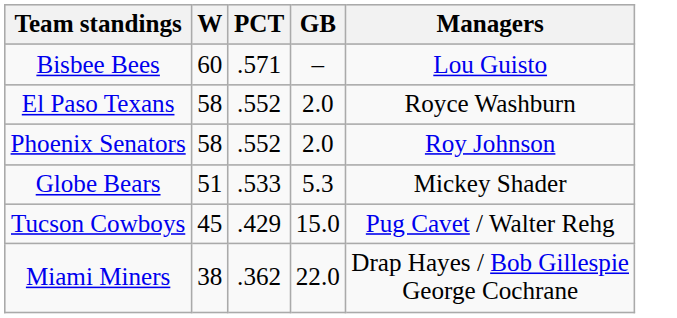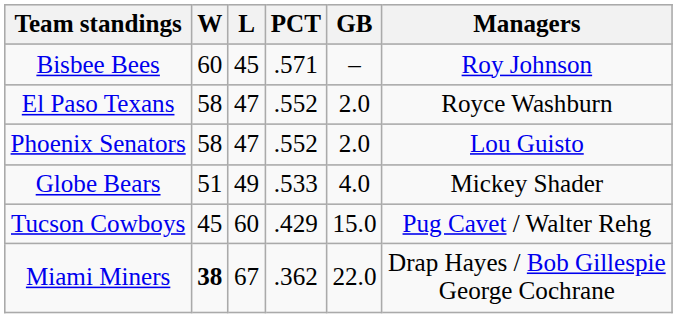+ column: (247, 24)
(490, 64) Lou Guisto -> (527, 64) Roy Johnson
(490, 143) Roy Johnson -> (527, 143) Lou Guisto
(318, 183) 5.3 -> (354, 183) 4.0
(210, 277) normal -> (210, 277) bold
